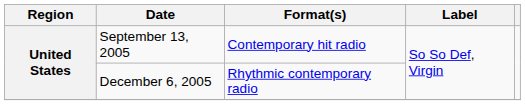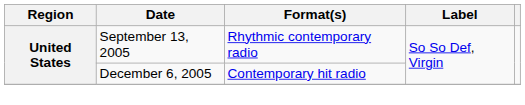(297, 44) Contemporary hit radio -> (299, 44) Rhythmic contemporary radio
(299, 81) Rhythmic contemporary radio -> (297, 73) Contemporary hit radio
